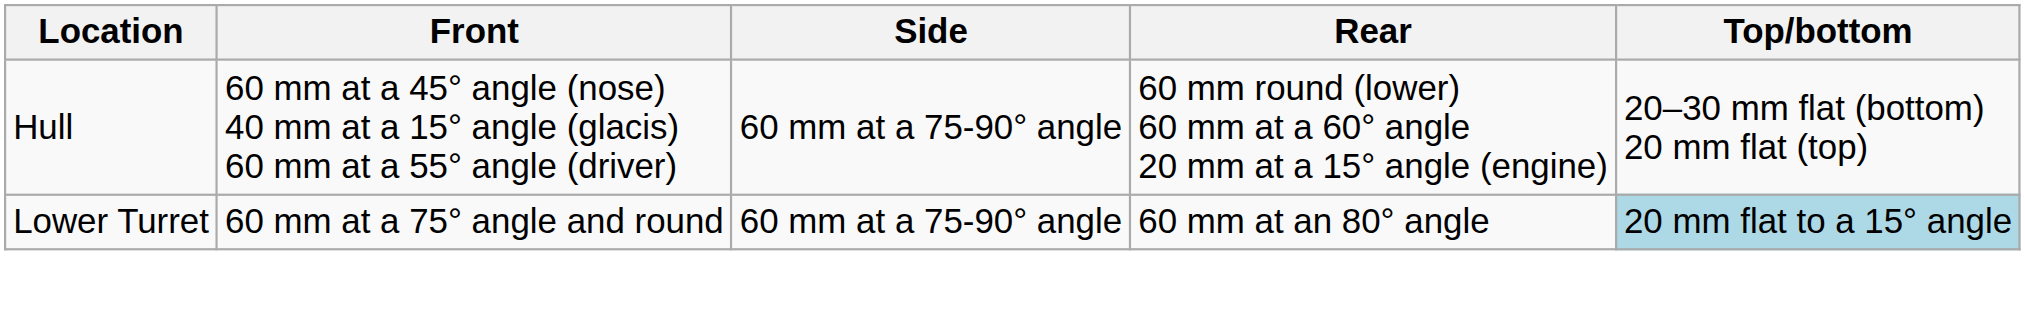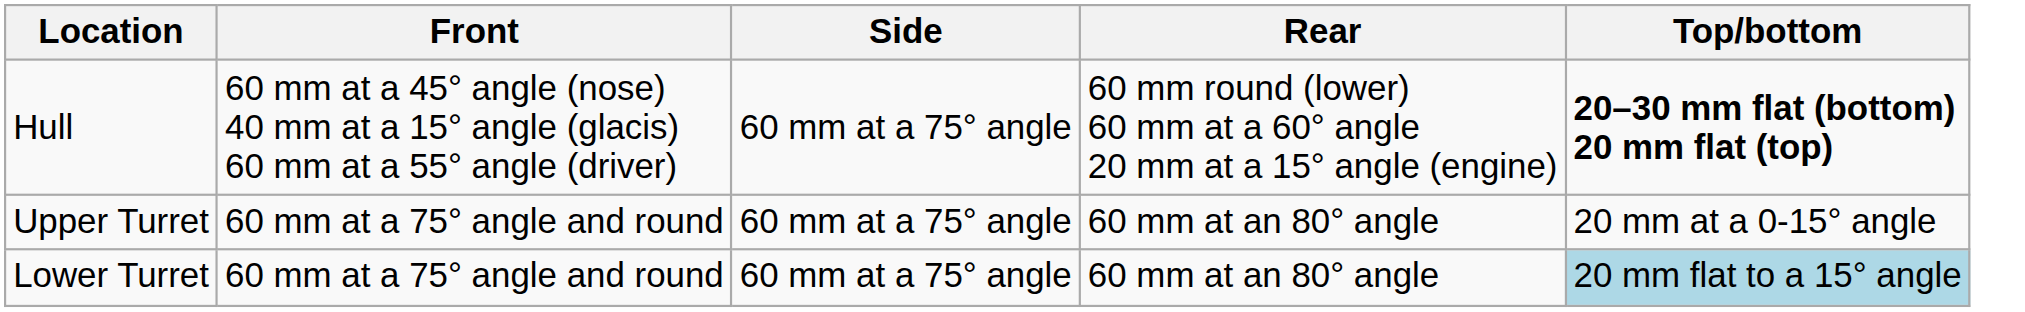(931, 126) 60 mm at a 75-90° angle -> (906, 126) 60 mm at a 75° angle
(1804, 126) normal -> (1764, 126) bold
+ row: (111, 221)
(931, 221) 60 mm at a 75-90° angle -> (906, 276) 60 mm at a 75° angle
